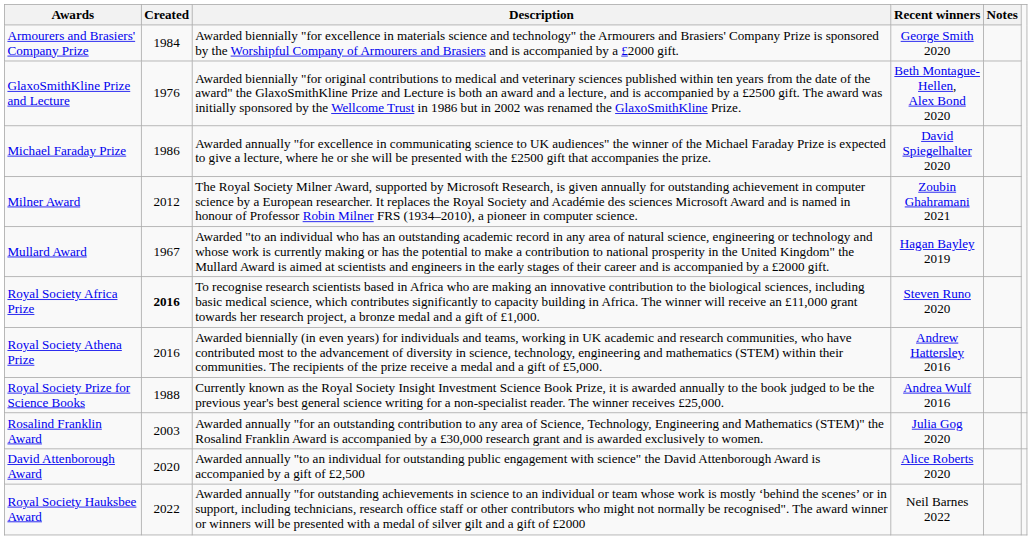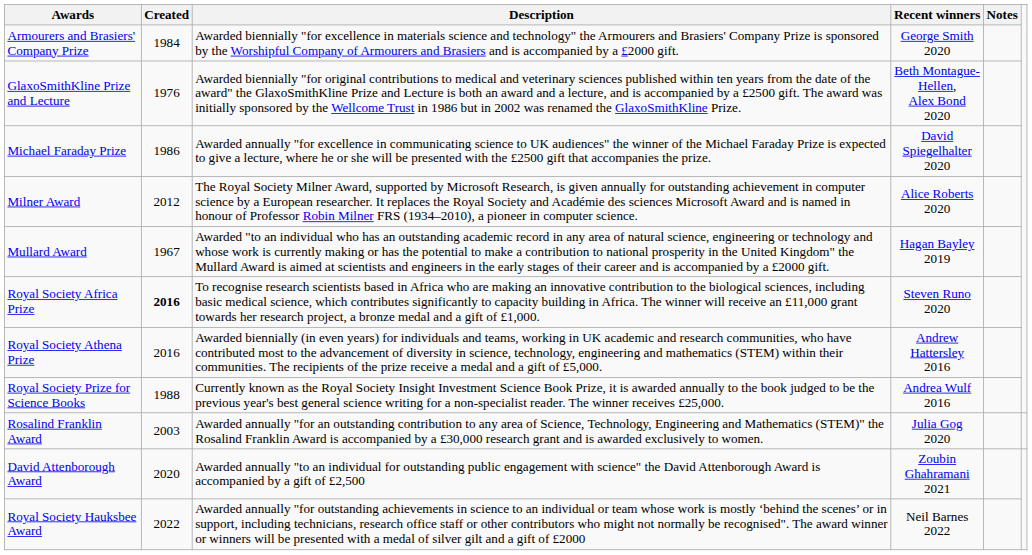(937, 201) Zoubin Ghahramani 2021 -> (937, 201) Alice Roberts 2020
(937, 466) Alice Roberts 2020 -> (937, 473) Zoubin Ghahramani 2021
